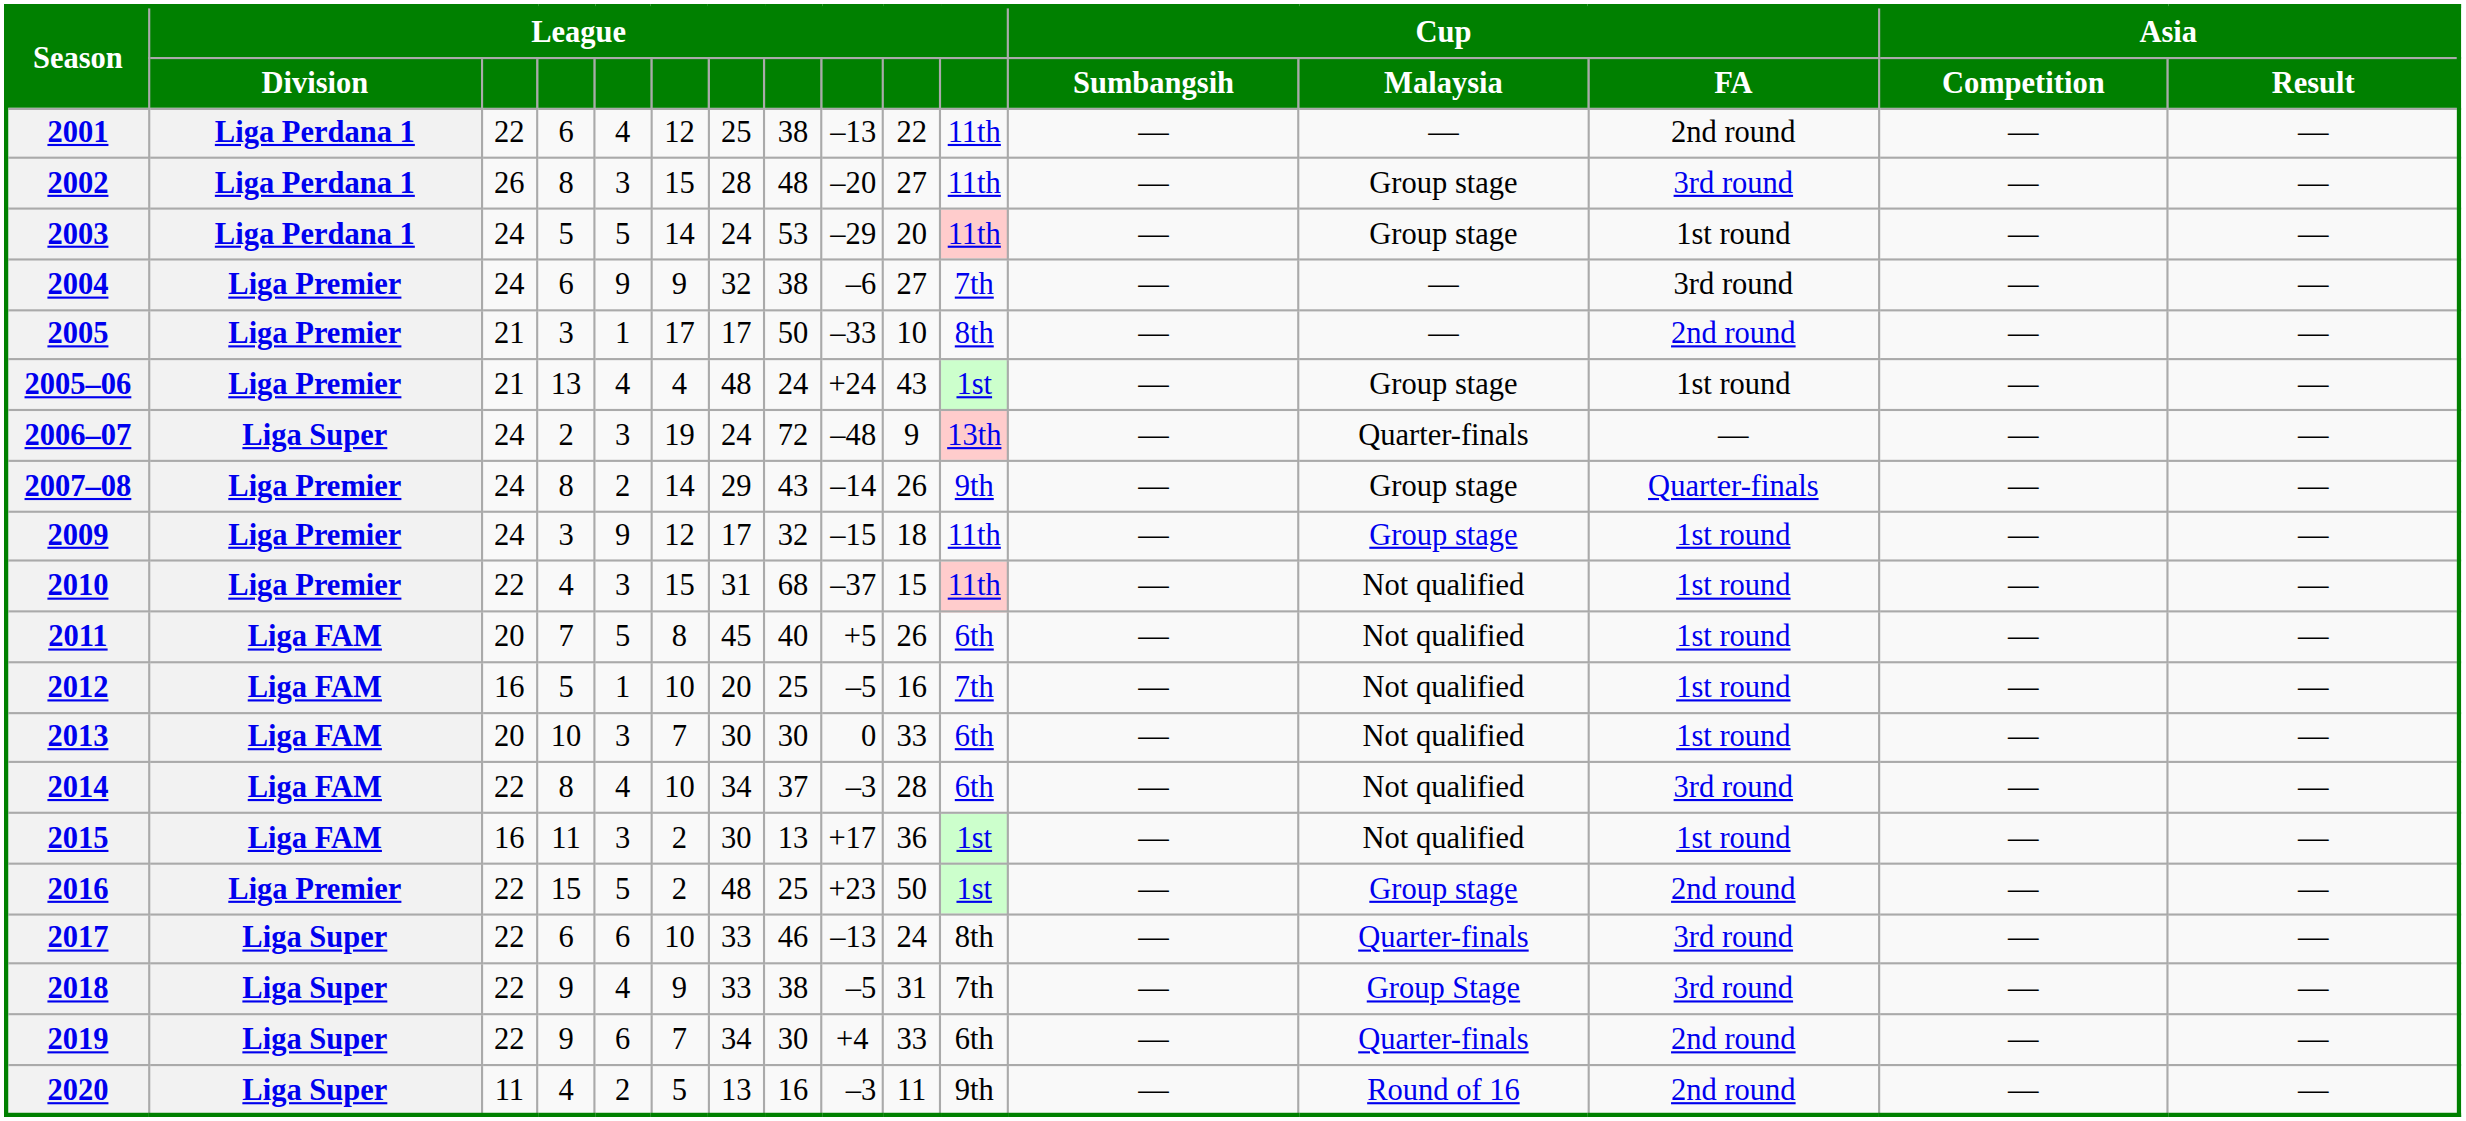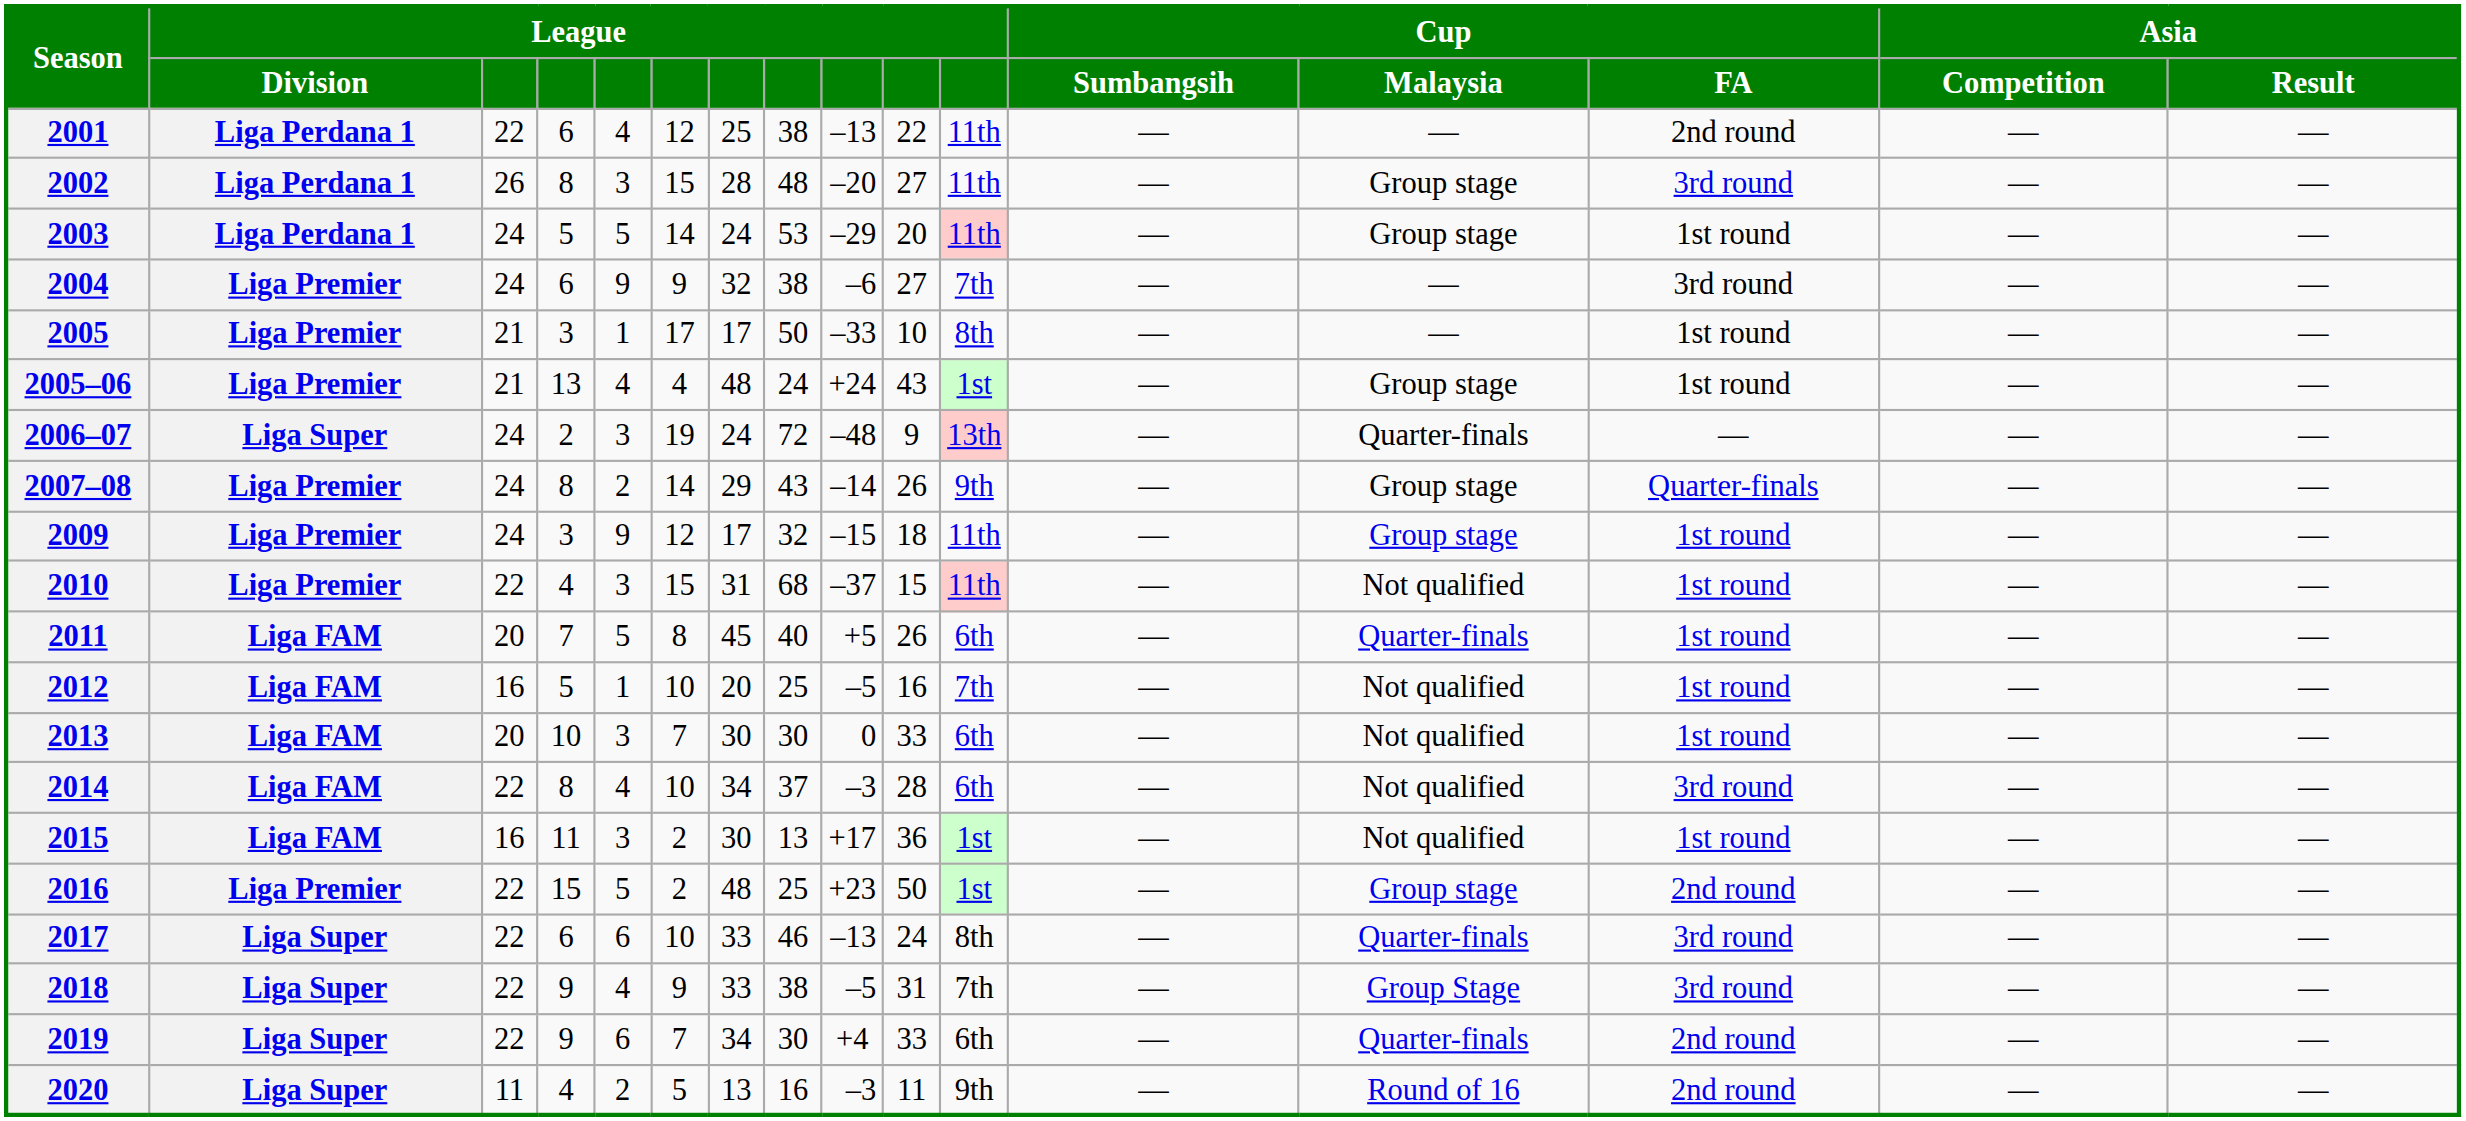(1733, 334) 2nd round -> (1733, 334) 1st round
(1443, 636) Not qualified -> (1443, 636) Quarter-finals
